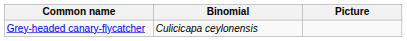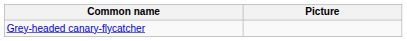- column: (228, 12)
